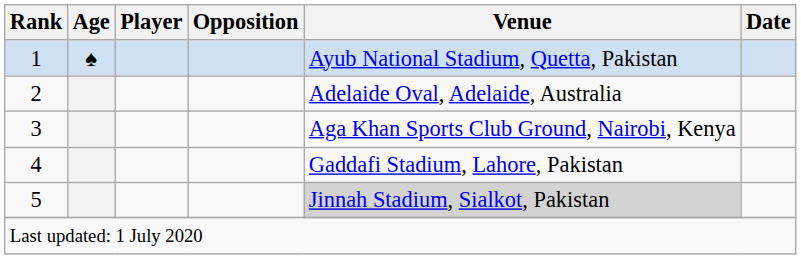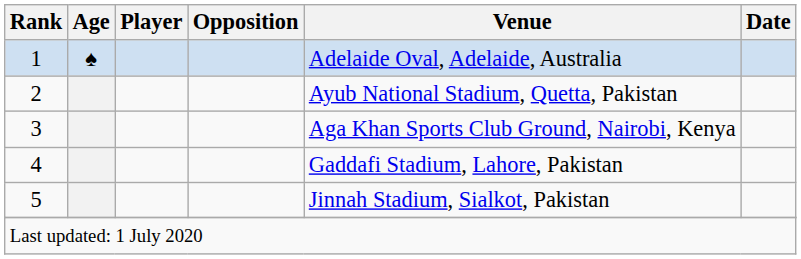(493, 57) Ayub National Stadium, Quetta, Pakistan -> (465, 57) Adelaide Oval, Adelaide, Australia
(465, 93) Adelaide Oval, Adelaide, Australia -> (493, 93) Ayub National Stadium, Quetta, Pakistan
(459, 199) lightgrey background -> (459, 199) no background
